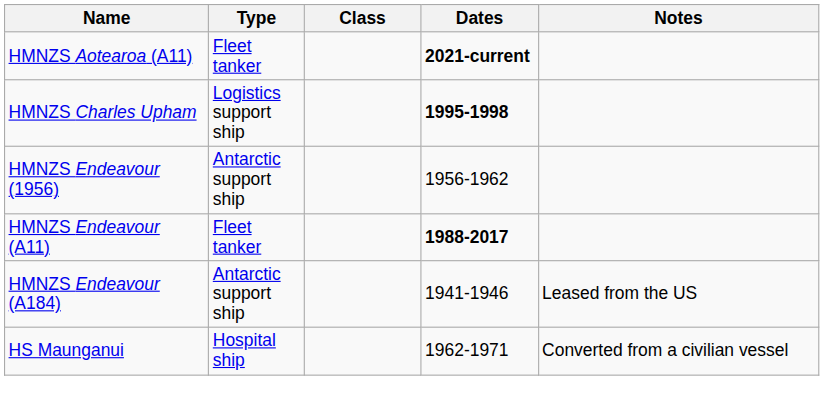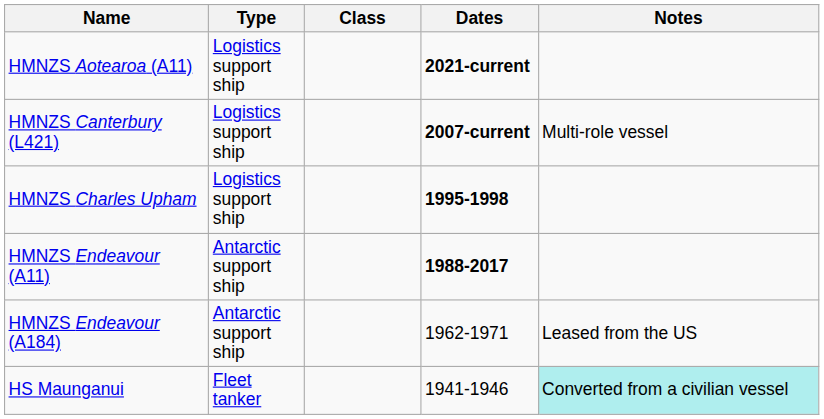(237, 55) Fleet tanker -> (247, 65) Logistics support ship
+ row: (85, 132)
- row: (84, 179)
(237, 236) Fleet tanker -> (247, 266) Antarctic support ship
(467, 293) 1941-1946 -> (467, 333) 1962-1971
(244, 351) Hospital ship -> (237, 390) Fleet tanker
(467, 351) 1962-1971 -> (467, 390) 1941-1946
(665, 351) no background -> (665, 390) paleturquoise background
